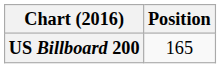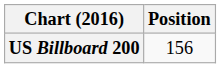(179, 47) 165 -> (179, 47) 156
